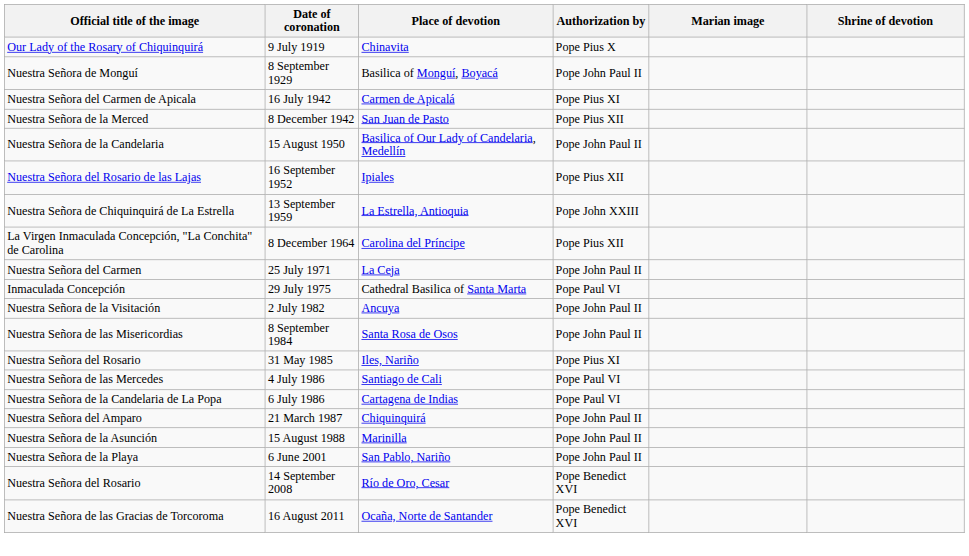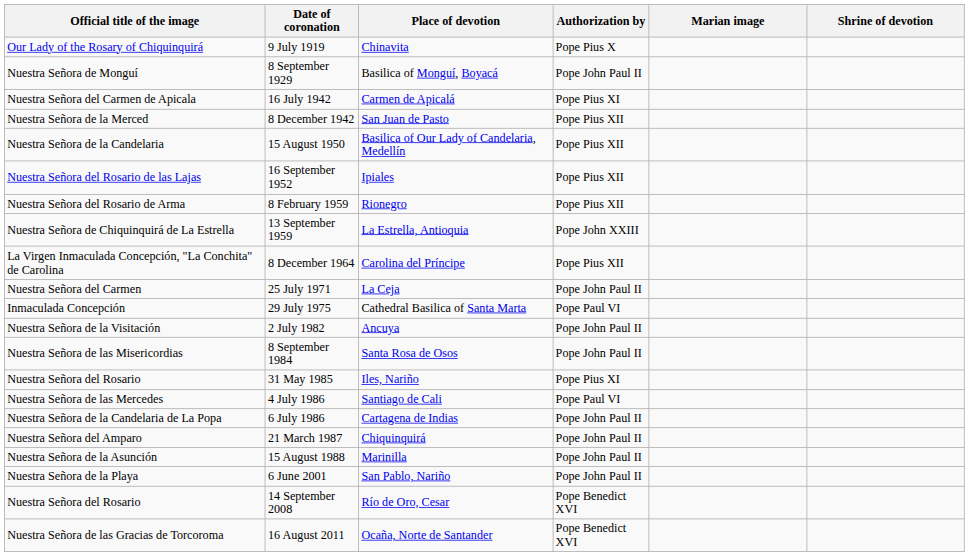(599, 144) Pope John Paul II -> (590, 144) Pope Pius XII
+ row: (308, 203)
(588, 399) Pope Paul VI -> (599, 418) Pope John Paul II
